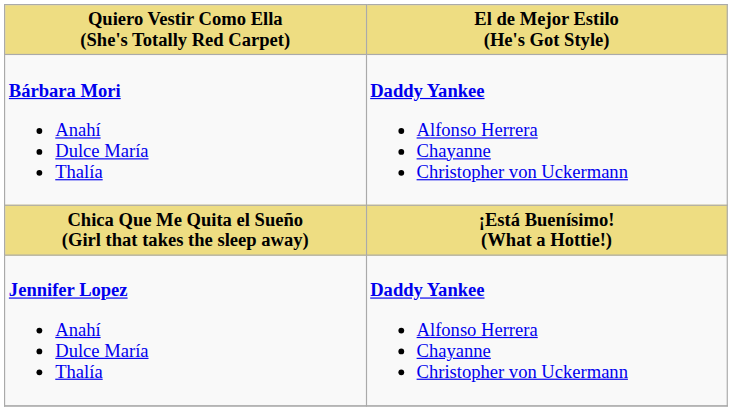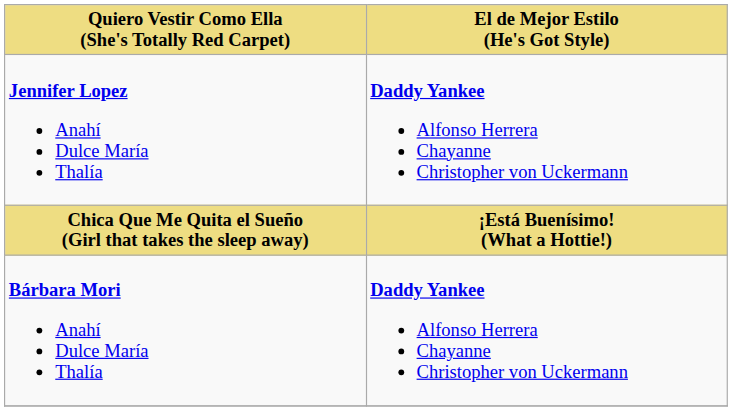rows swapped: (185, 331) <-> (185, 131)
